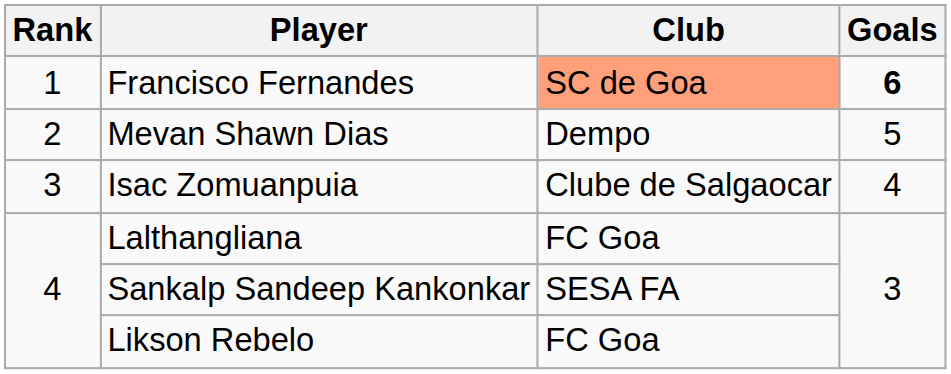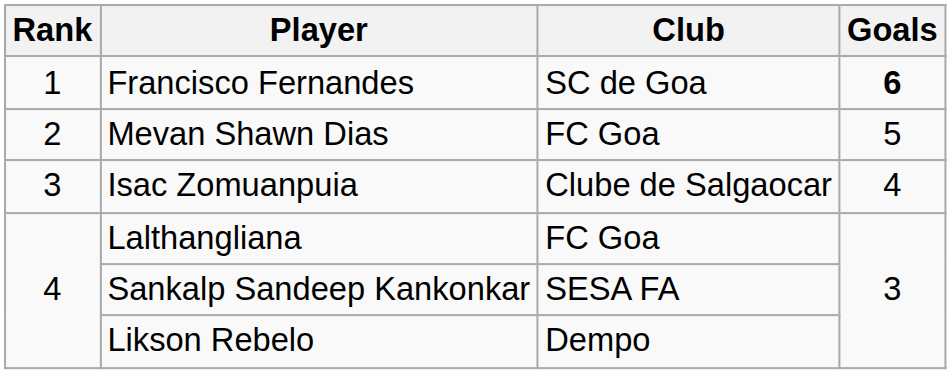(626, 82) lightsalmon background -> (626, 82) no background
(598, 133) Dempo -> (602, 133) FC Goa
(602, 340) FC Goa -> (598, 340) Dempo
